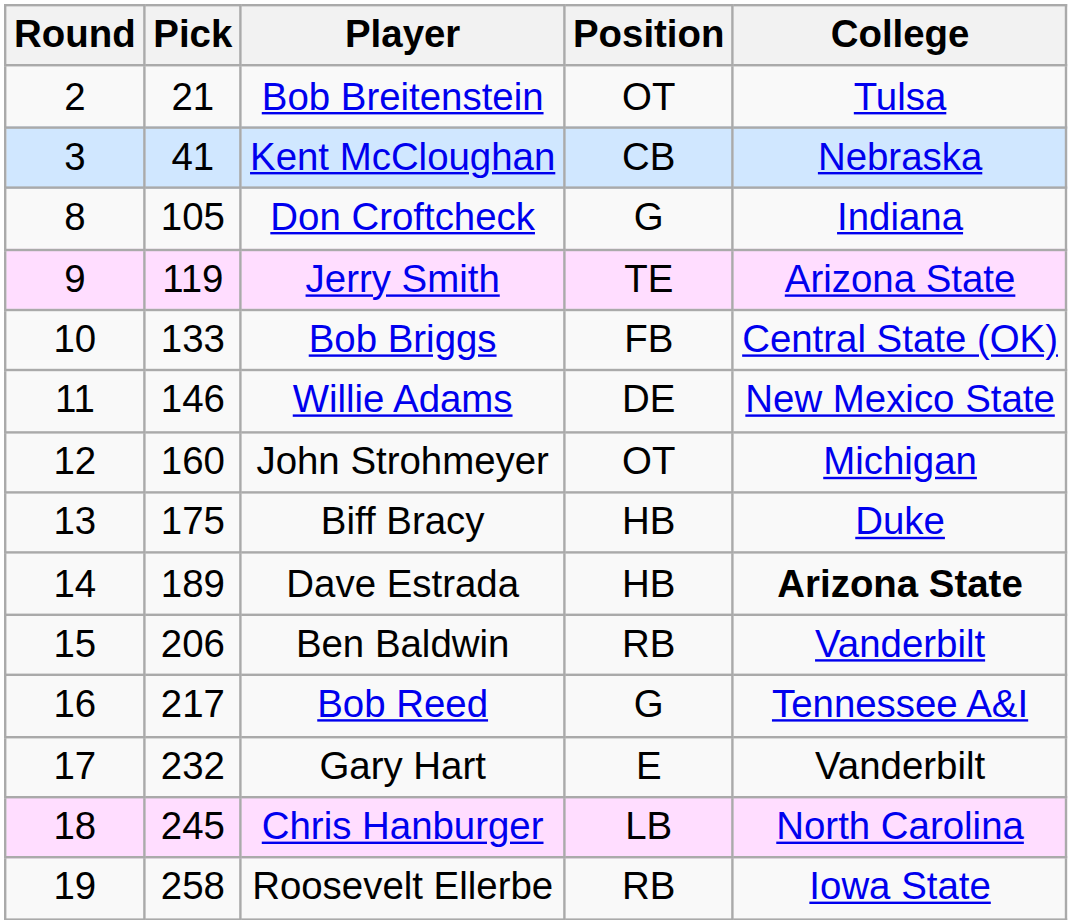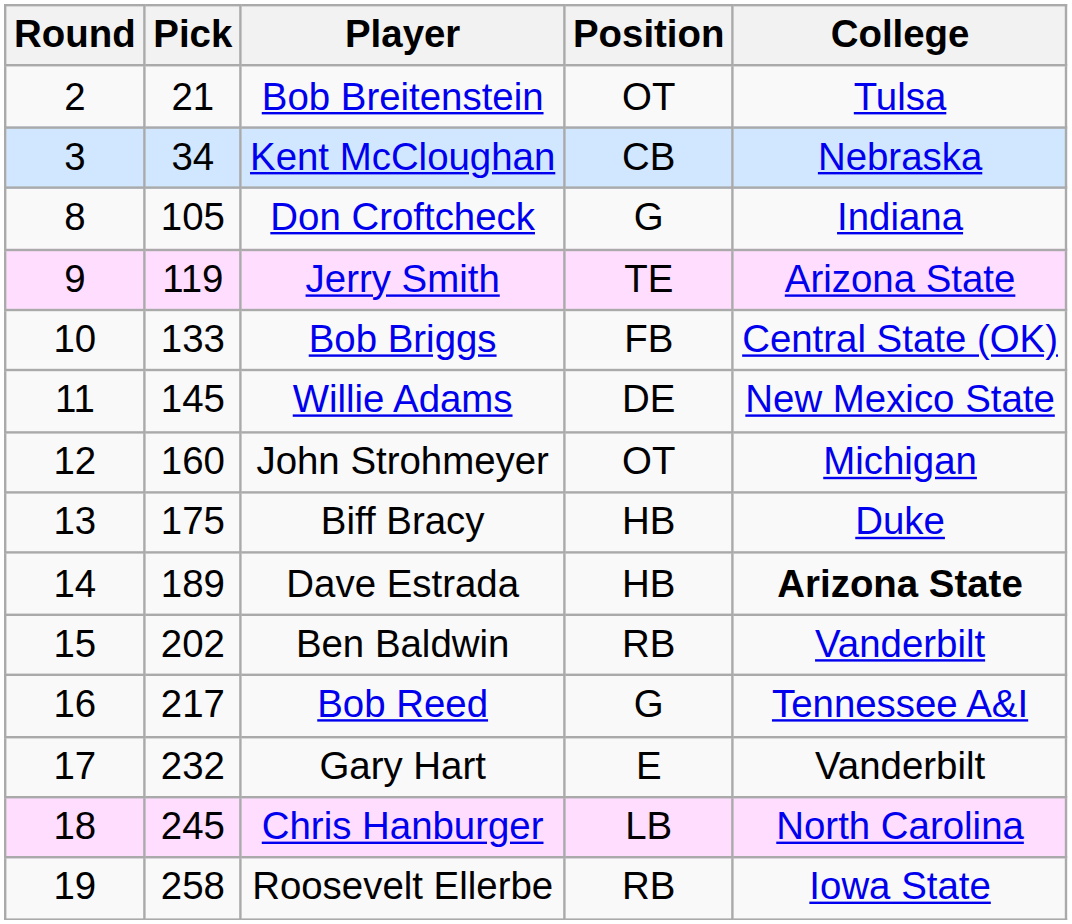(193, 156) 41 -> (193, 156) 34
(193, 400) 146 -> (193, 400) 145
(193, 643) 206 -> (193, 643) 202
